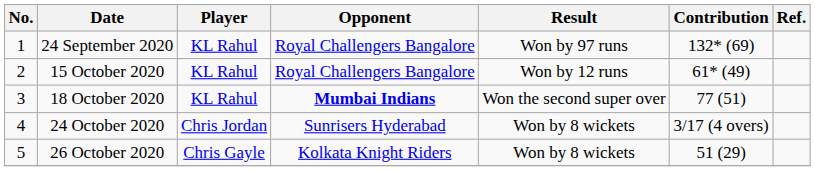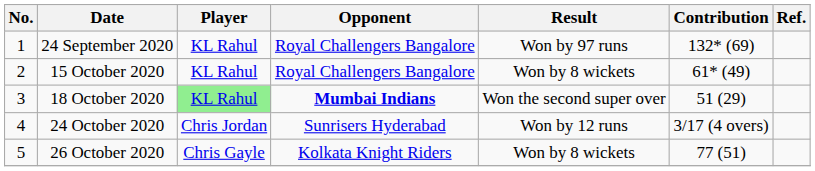(574, 71) Won by 12 runs -> (574, 71) Won by 8 wickets
(224, 98) no background -> (224, 98) lightgreen background
(721, 98) 77 (51) -> (721, 98) 51 (29)
(574, 125) Won by 8 wickets -> (574, 125) Won by 12 runs
(721, 152) 51 (29) -> (721, 152) 77 (51)
